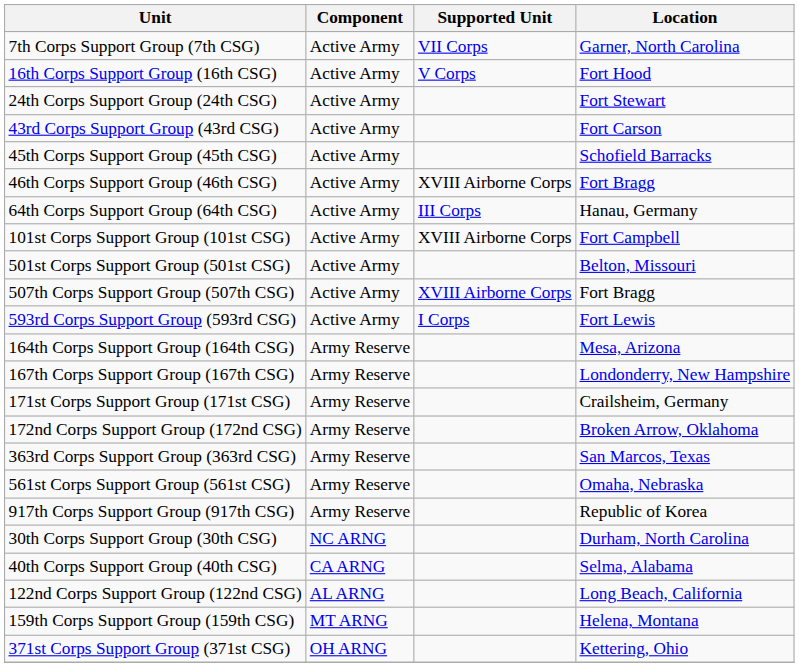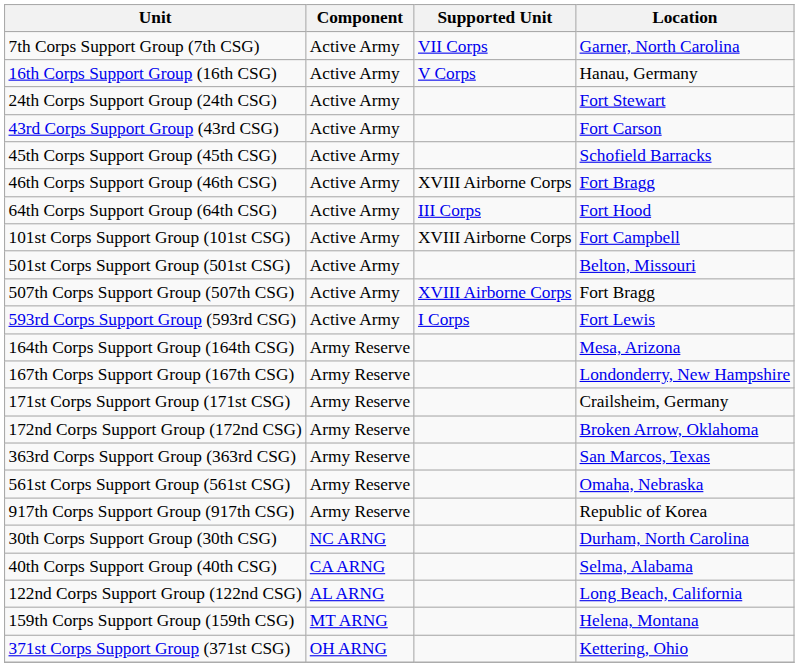(615, 73) Fort Hood -> (639, 73) Hanau, Germany
(639, 210) Hanau, Germany -> (615, 210) Fort Hood
